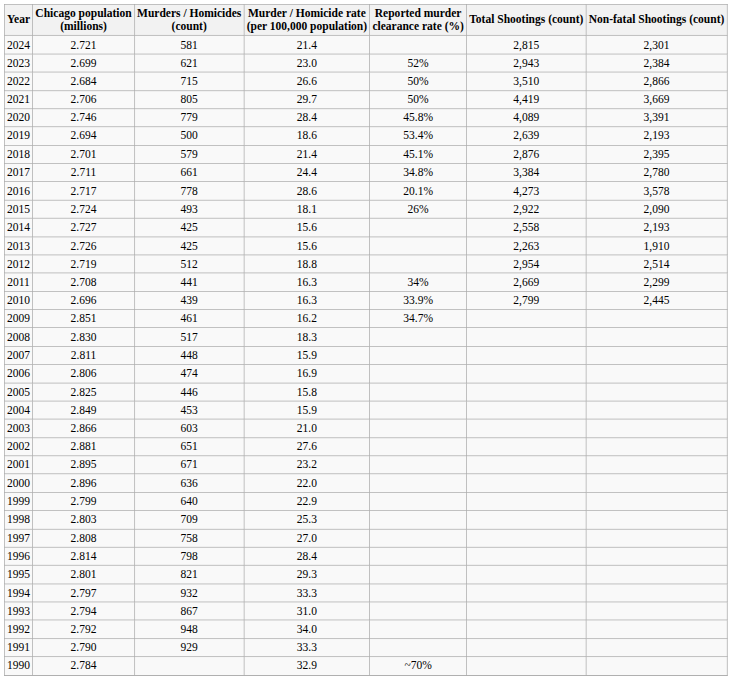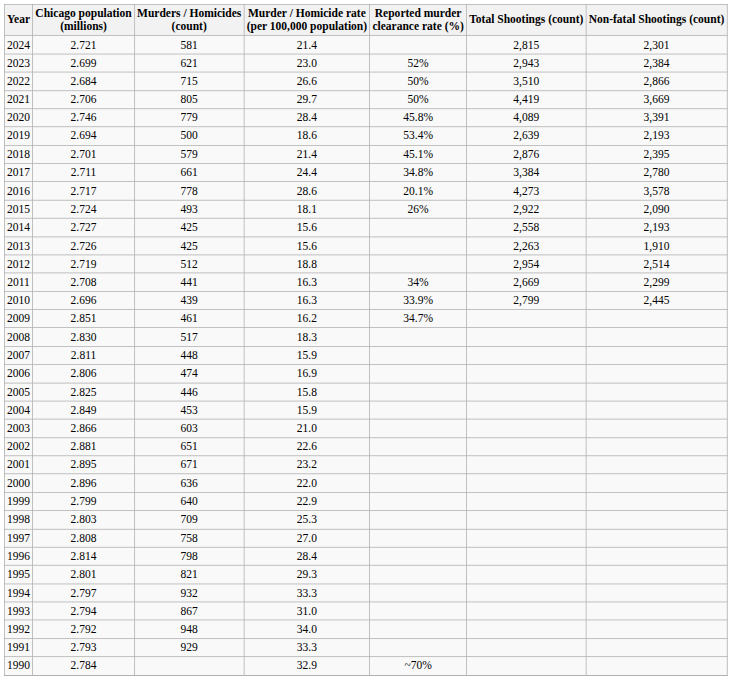(307, 446) 27.6 -> (307, 446) 22.6
(84, 647) 2.790 -> (84, 647) 2.793
